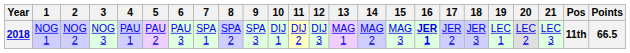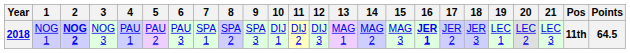(75, 34) normal -> (75, 34) bold
(607, 34) 66.5 -> (607, 34) 64.5
